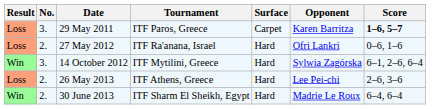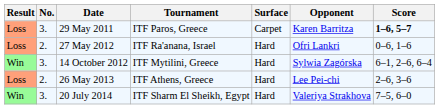- row: (86, 95)
+ row: (86, 95)
